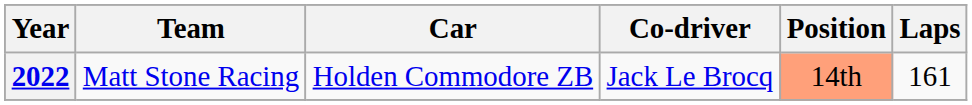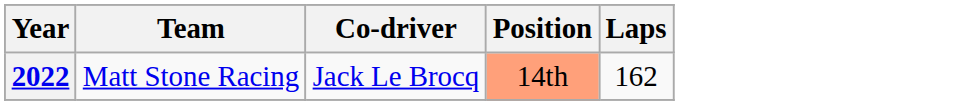- column: (453, 28)
(930, 76) 161 -> (636, 76) 162
